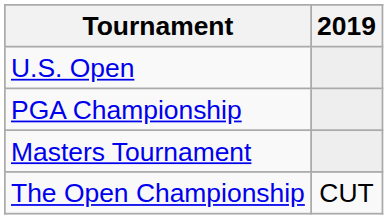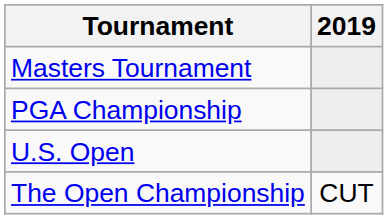rows swapped: (131, 152) <-> (73, 68)
